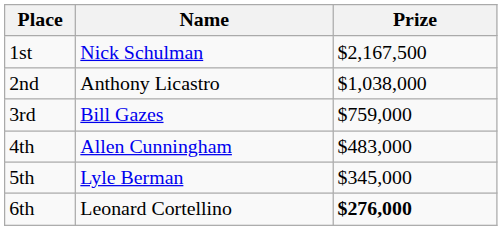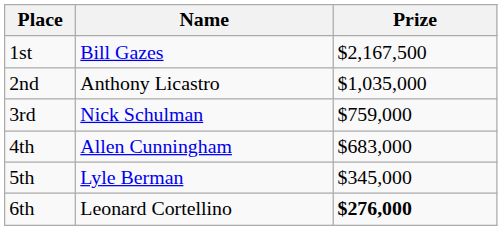(142, 51) Nick Schulman -> (122, 51) Bill Gazes
(382, 83) $1,038,000 -> (382, 83) $1,035,000
(122, 114) Bill Gazes -> (142, 114) Nick Schulman
(375, 146) $483,000 -> (375, 146) $683,000
